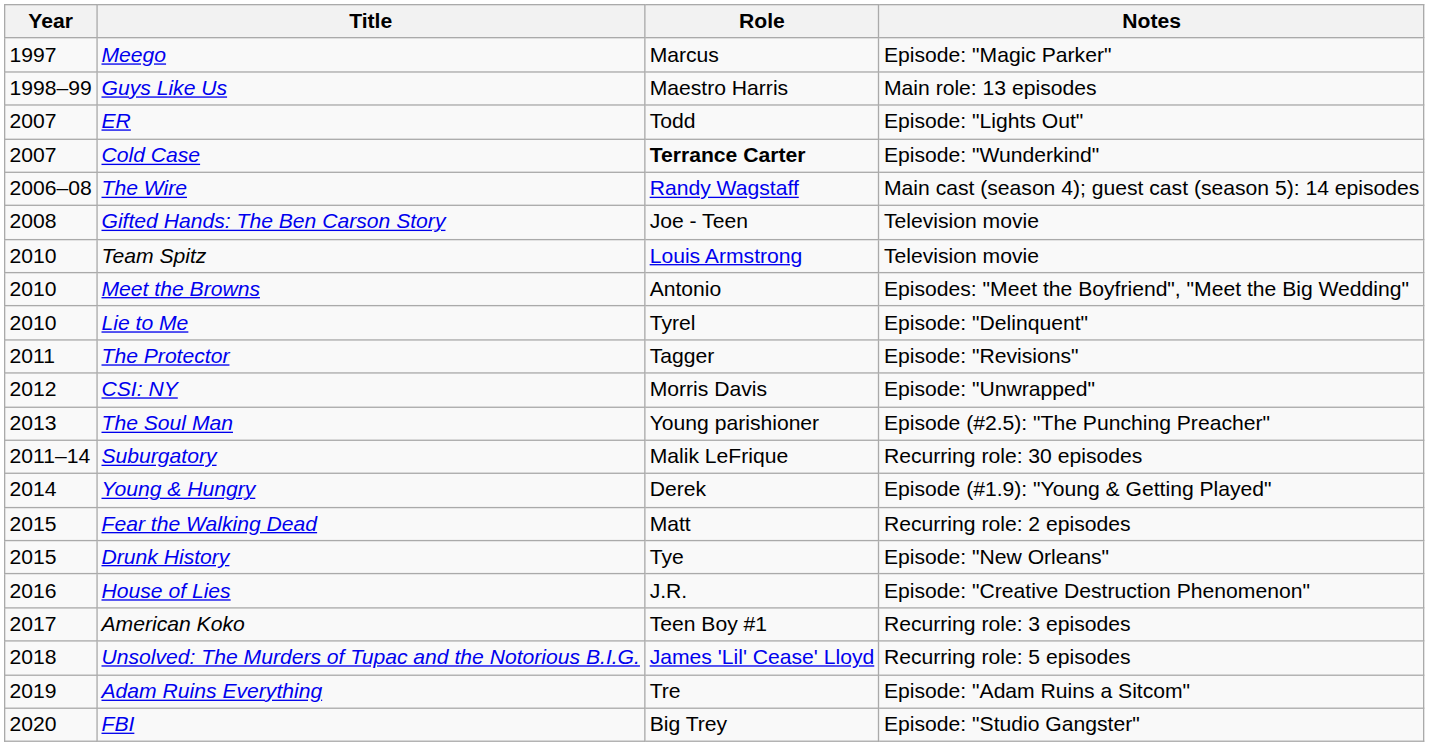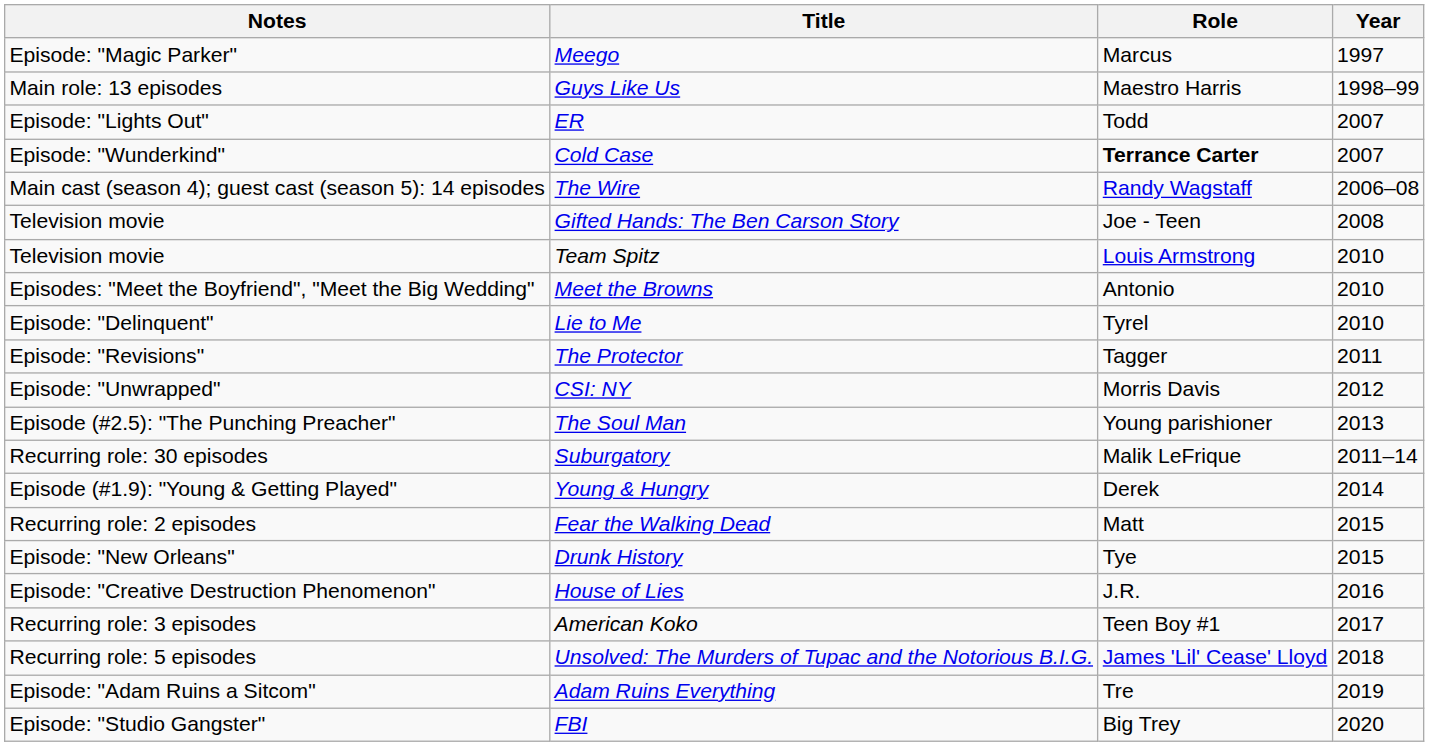columns swapped: (51, 21) <-> (1152, 21)
